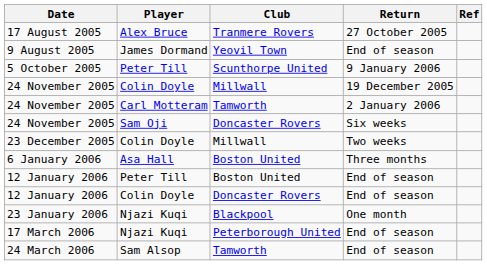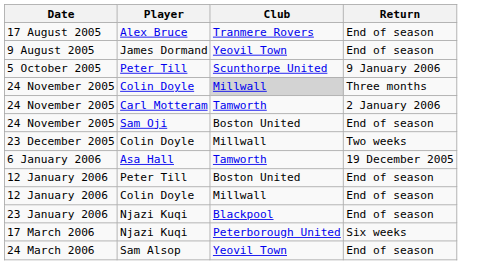- column: (469, 14)
(397, 32) 27 October 2005 -> (390, 32) End of season
(240, 86) no background -> (240, 86) lightgrey background
(400, 86) 19 December 2005 -> (387, 86) Three months
(267, 123) Doncaster Rovers -> (257, 123) Boston United
(376, 123) Six weeks -> (390, 123) End of season
(257, 159) Boston United -> (240, 159) Tamworth
(387, 159) Three months -> (400, 159) 19 December 2005
(267, 196) Doncaster Rovers -> (240, 196) Millwall
(376, 214) One month -> (390, 214) End of season
(390, 232) End of season -> (376, 232) Six weeks
(240, 250) Tamworth -> (250, 250) Yeovil Town
